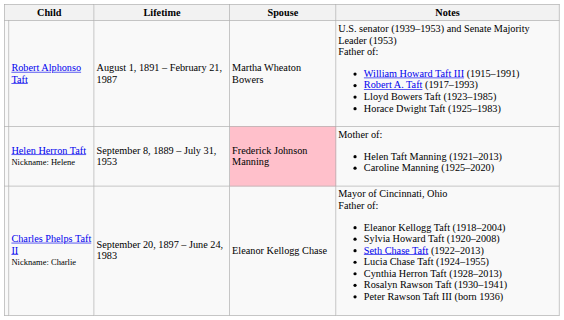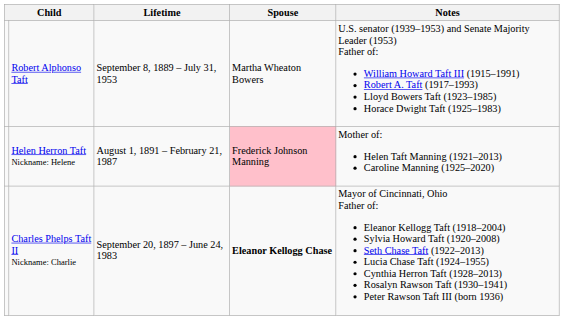(159, 73) August 1, 1891 – February 21, 1987 -> (156, 73) September 8, 1889 – July 31, 1953
(156, 156) September 8, 1889 – July 31, 1953 -> (159, 156) August 1, 1891 – February 21, 1987
(280, 250) normal -> (282, 250) bold
